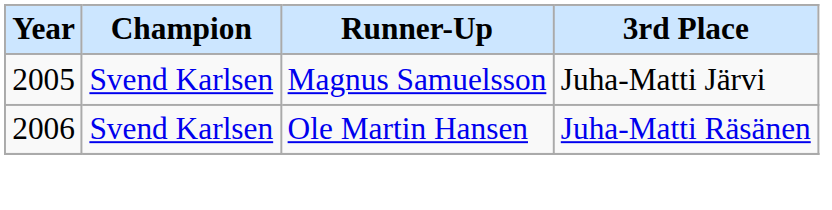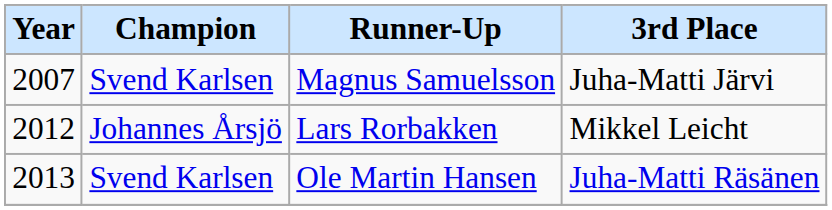(44, 79) 2005 -> (44, 79) 2007
+ row: (397, 128)
(44, 128) 2006 -> (44, 178) 2013
